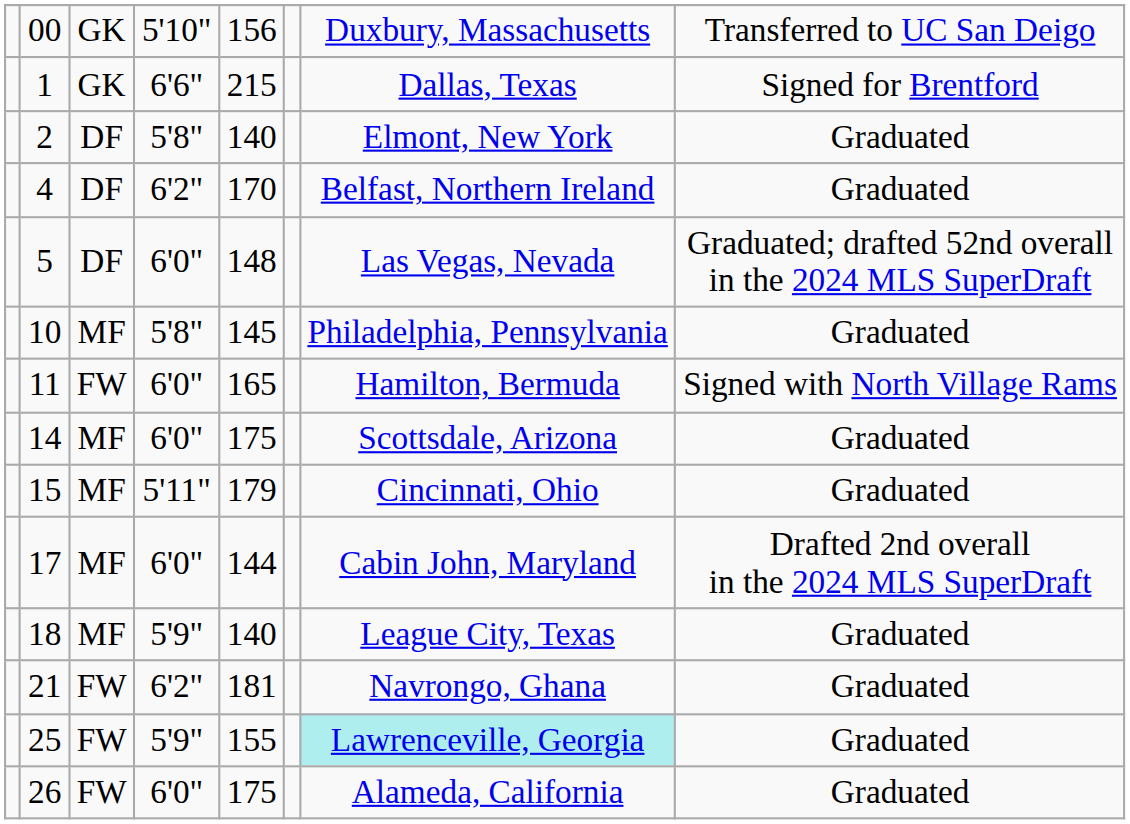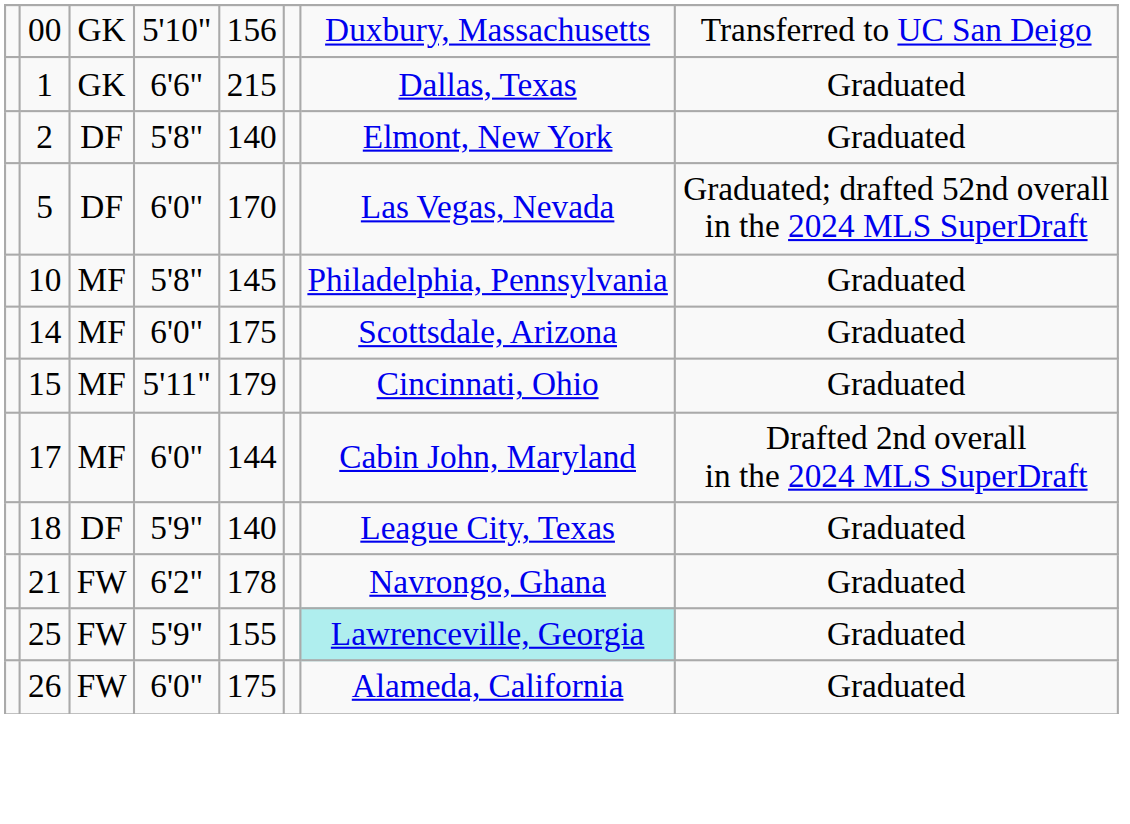(900, 83) Signed for Brentford -> (896, 83) Graduated
- row: (45, 189)
(252, 260) 148 -> (252, 207) 170
- row: (45, 385)
(102, 633) MF -> (102, 528) DF
(252, 686) 181 -> (252, 580) 178
